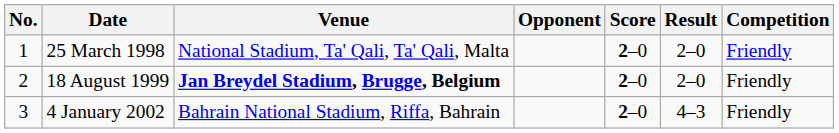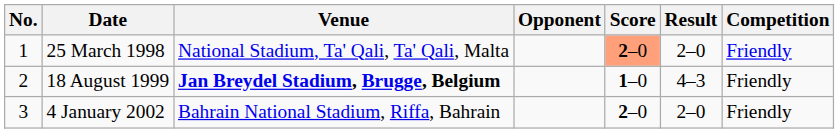(633, 50) no background -> (633, 50) lightsalmon background
(633, 81) 2–0 -> (633, 81) 1–0
(691, 81) 2–0 -> (691, 81) 4–3
(691, 111) 4–3 -> (691, 111) 2–0
